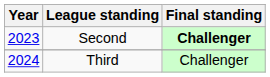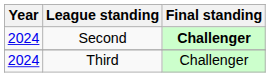(24, 38) 2023 -> (24, 38) 2024
